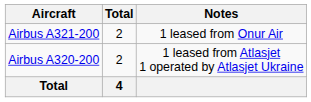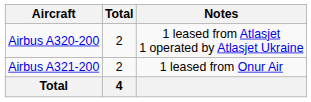rows swapped: (54, 60) <-> (54, 33)
